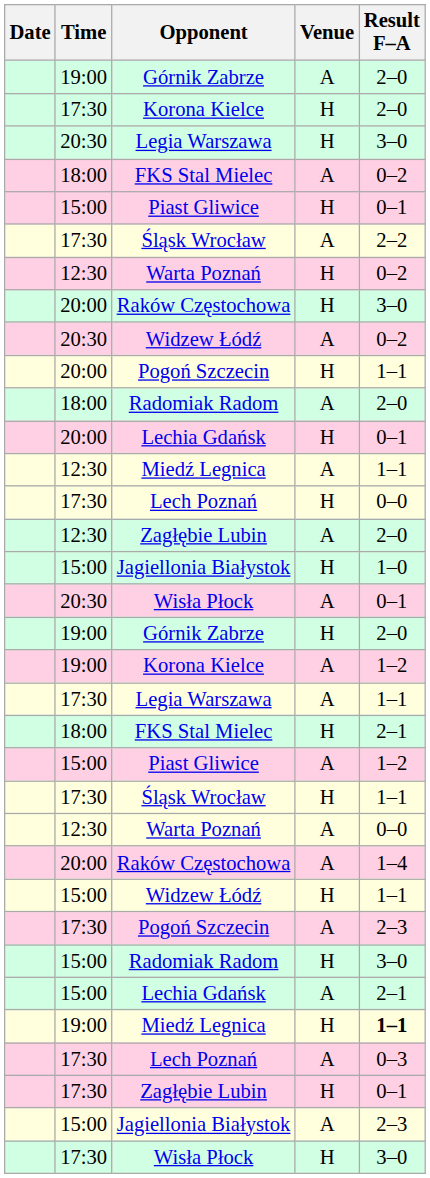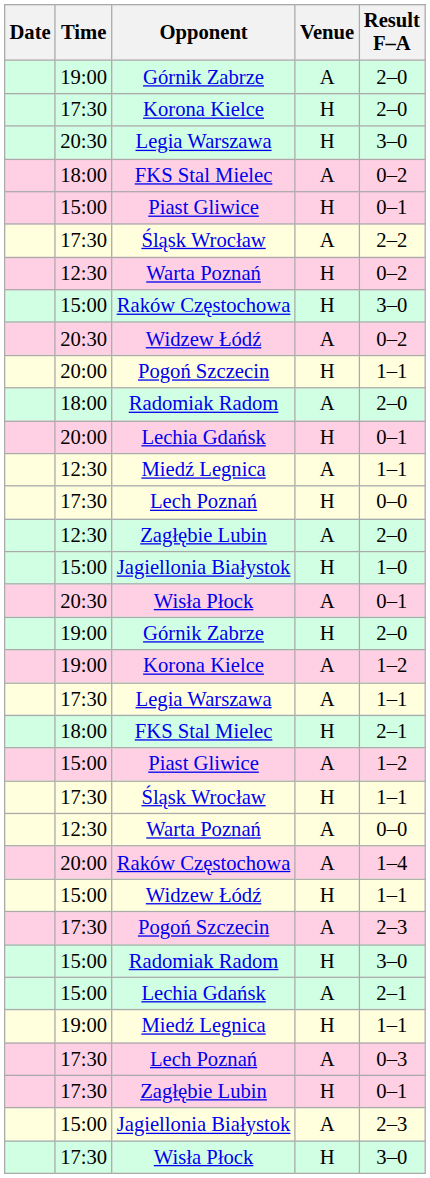(84, 305) 20:00 -> (84, 305) 15:00
(392, 1026) bold -> (392, 1026) normal
